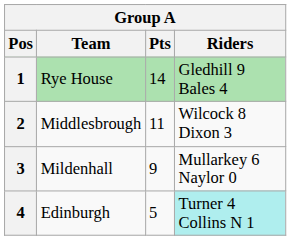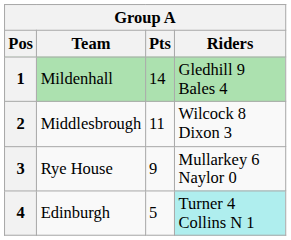(77, 79) Rye House -> (77, 79) Mildenhall
(77, 168) Mildenhall -> (77, 168) Rye House
